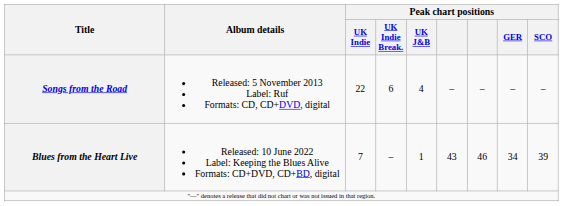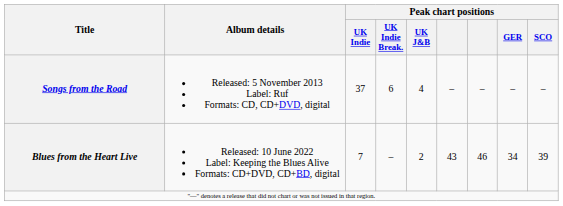(360, 89) 22 -> (360, 89) 37
(421, 157) 1 -> (421, 157) 2
